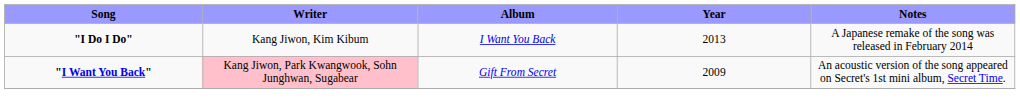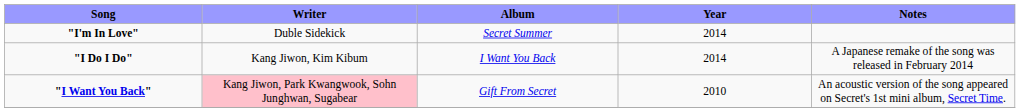+ row: (103, 33)
(714, 39) 2013 -> (715, 58) 2014
(714, 72) 2009 -> (715, 91) 2010
